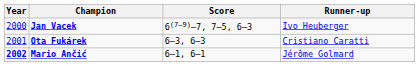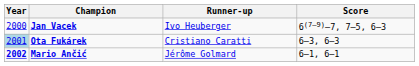columns swapped: (347, 11) <-> (222, 11)
(17, 41) no background -> (17, 41) lightblue background
